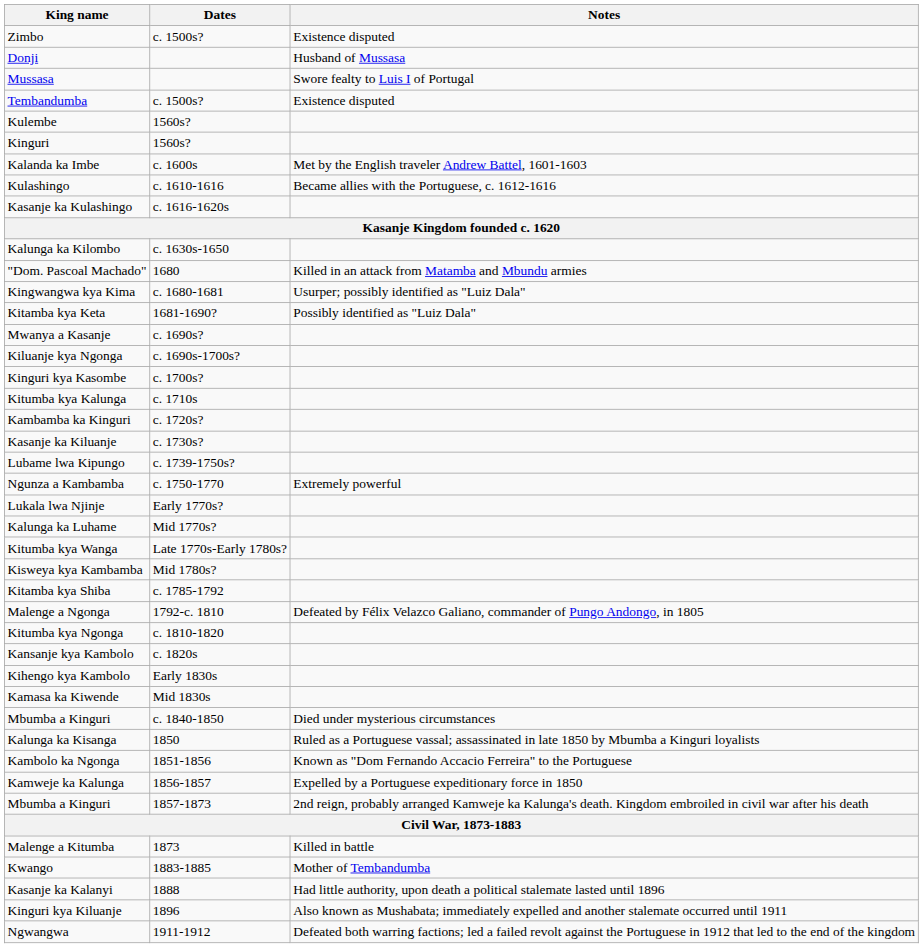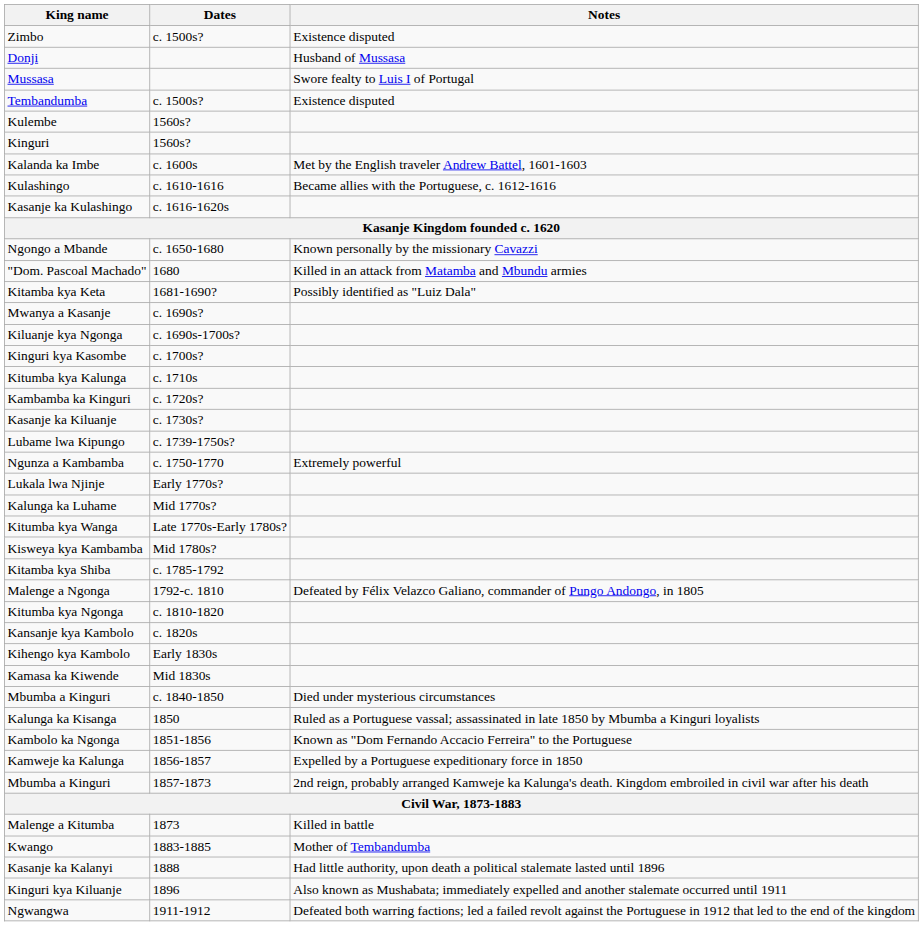- row: (64, 249)
+ row: (58, 249)
- row: (71, 292)
